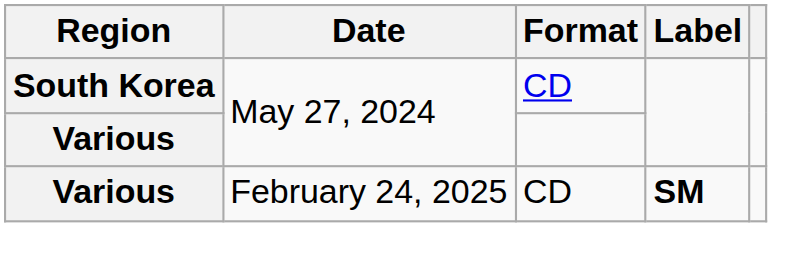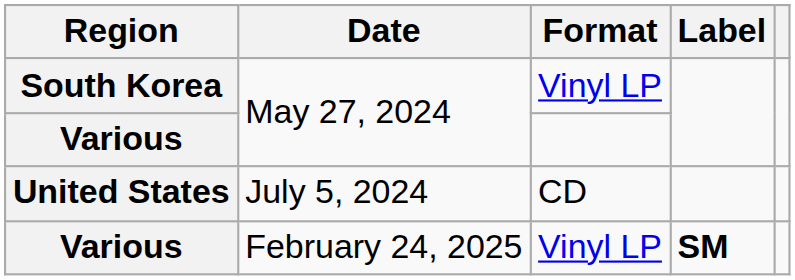(547, 85) CD -> (600, 85) Vinyl LP
+ row: (121, 192)
(547, 192) CD -> (600, 246) Vinyl LP
